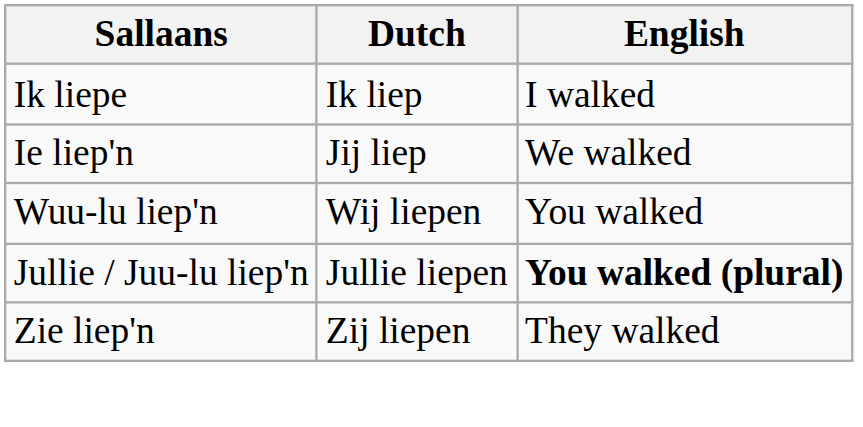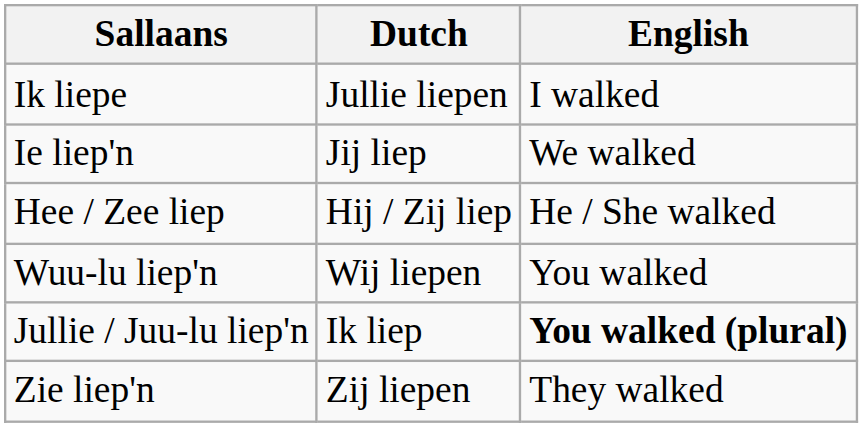(374, 93) Ik liep -> (417, 93) Jullie liepen
+ row: (119, 212)
(417, 271) Jullie liepen -> (374, 331) Ik liep
